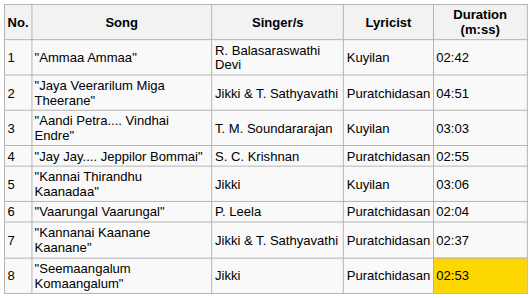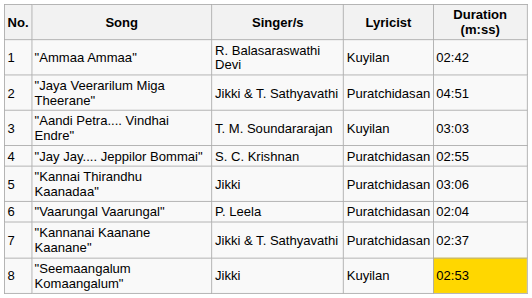(368, 184) Kuyilan -> (388, 184) Puratchidasan
(388, 276) Puratchidasan -> (368, 276) Kuyilan
